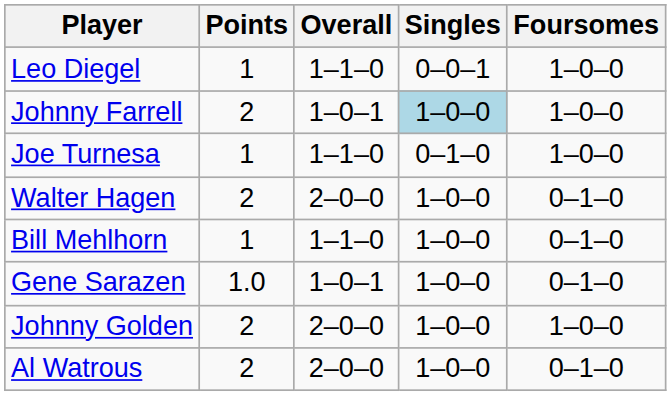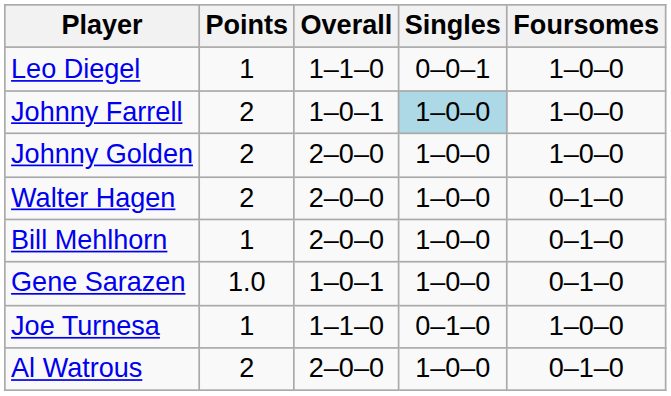rows swapped: (102, 326) <-> (85, 154)
(346, 240) 1–1–0 -> (346, 240) 2–0–0
